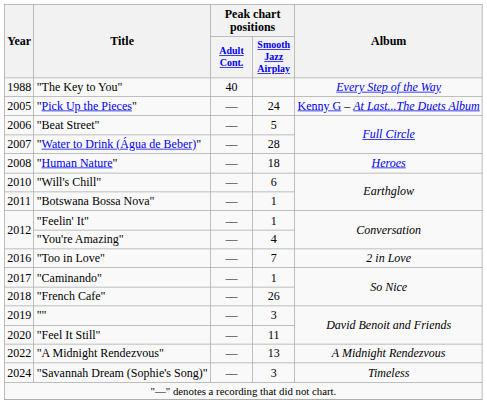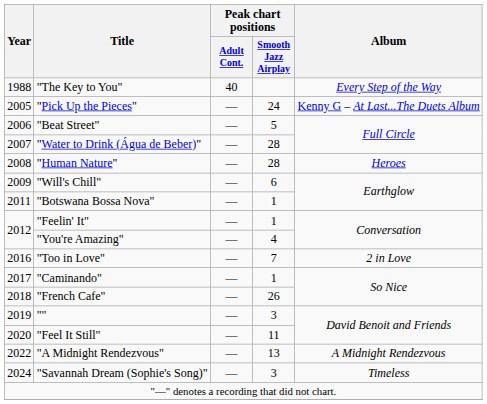(274, 163) 18 -> (274, 163) 28
(19, 182) 2010 -> (19, 182) 2009
